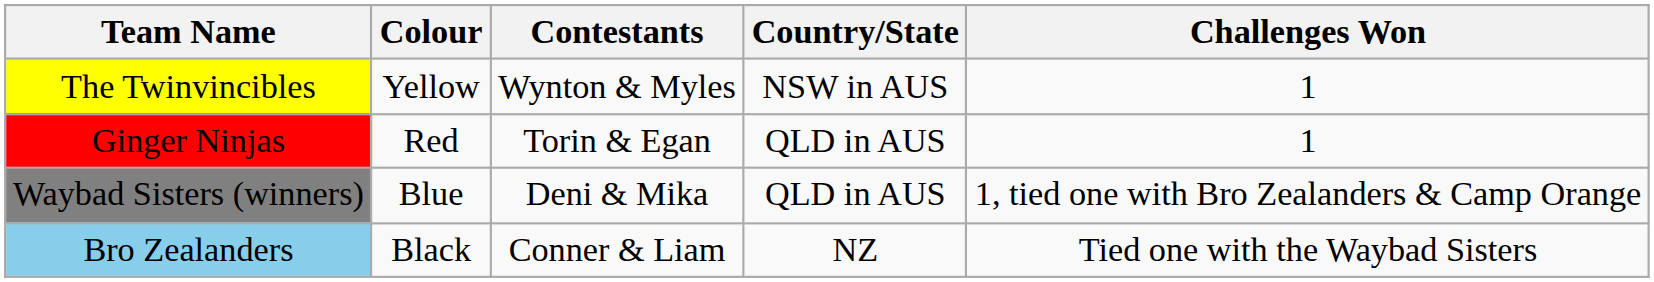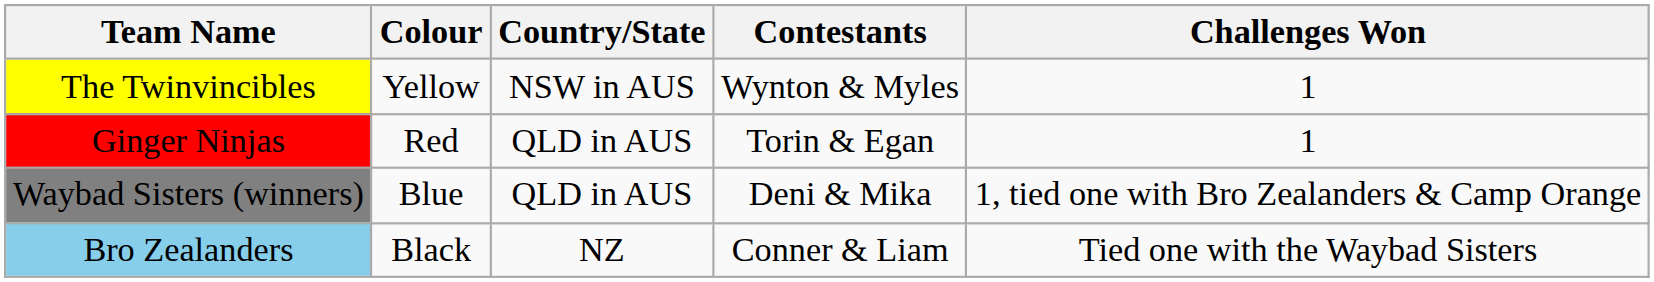columns swapped: (617, 31) <-> (855, 31)
